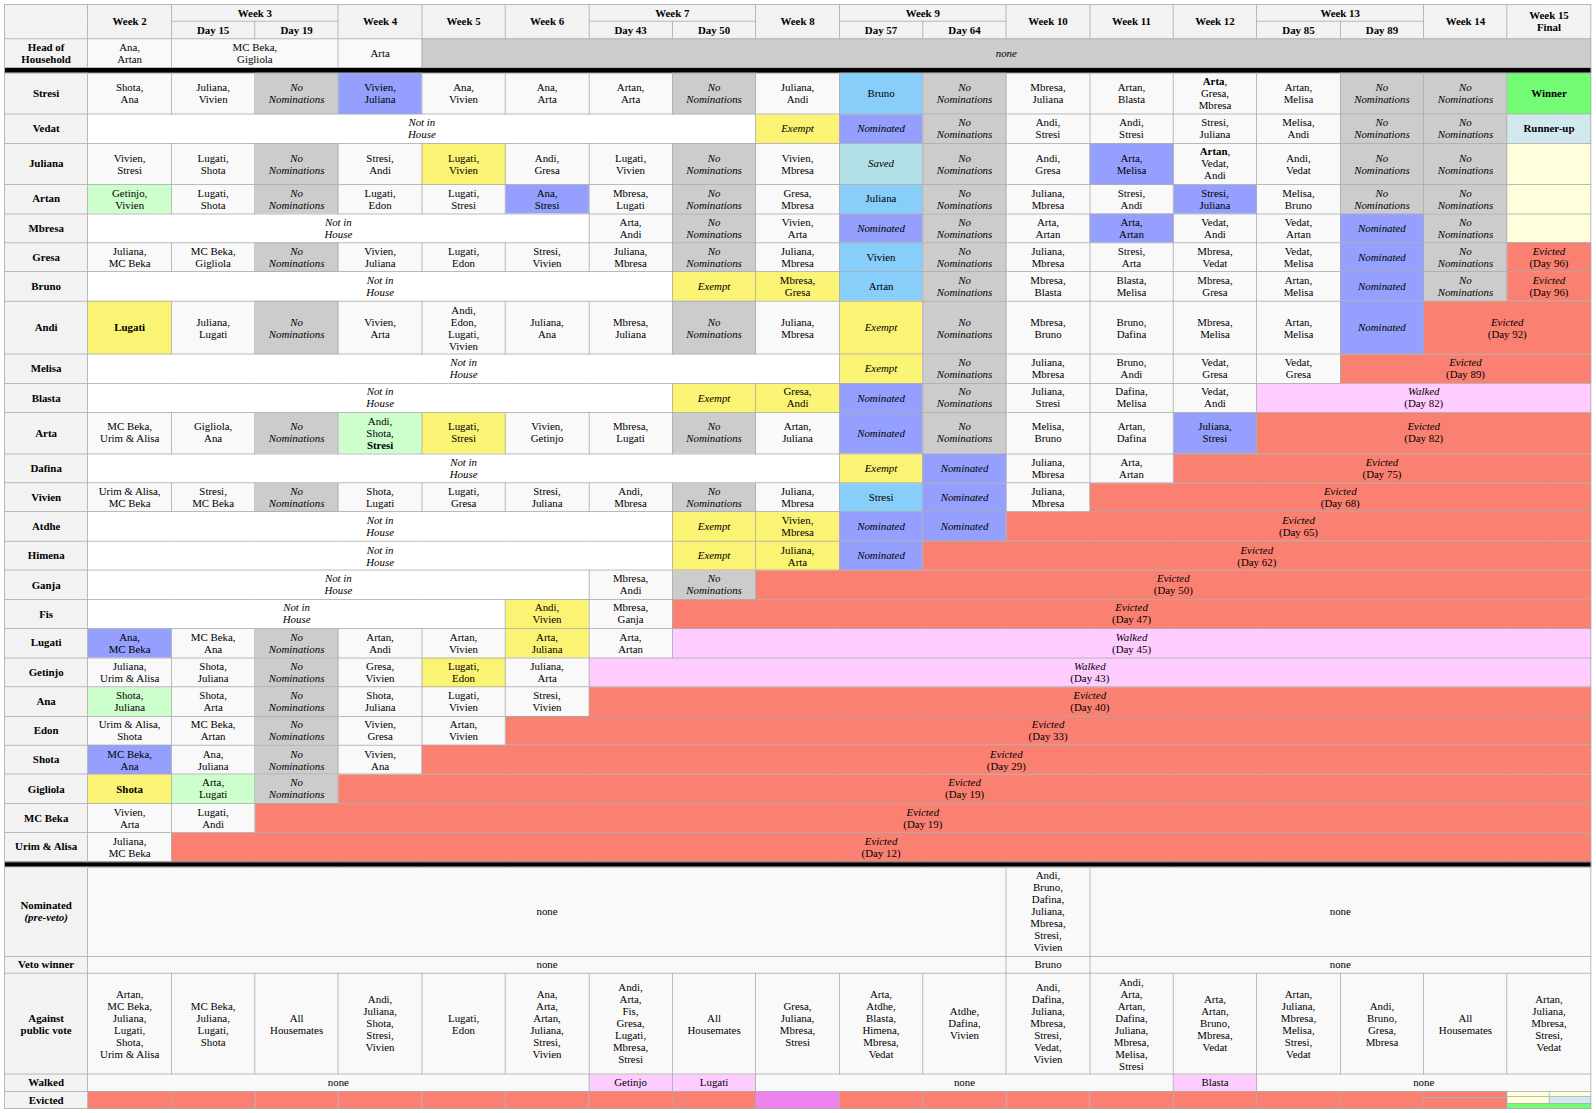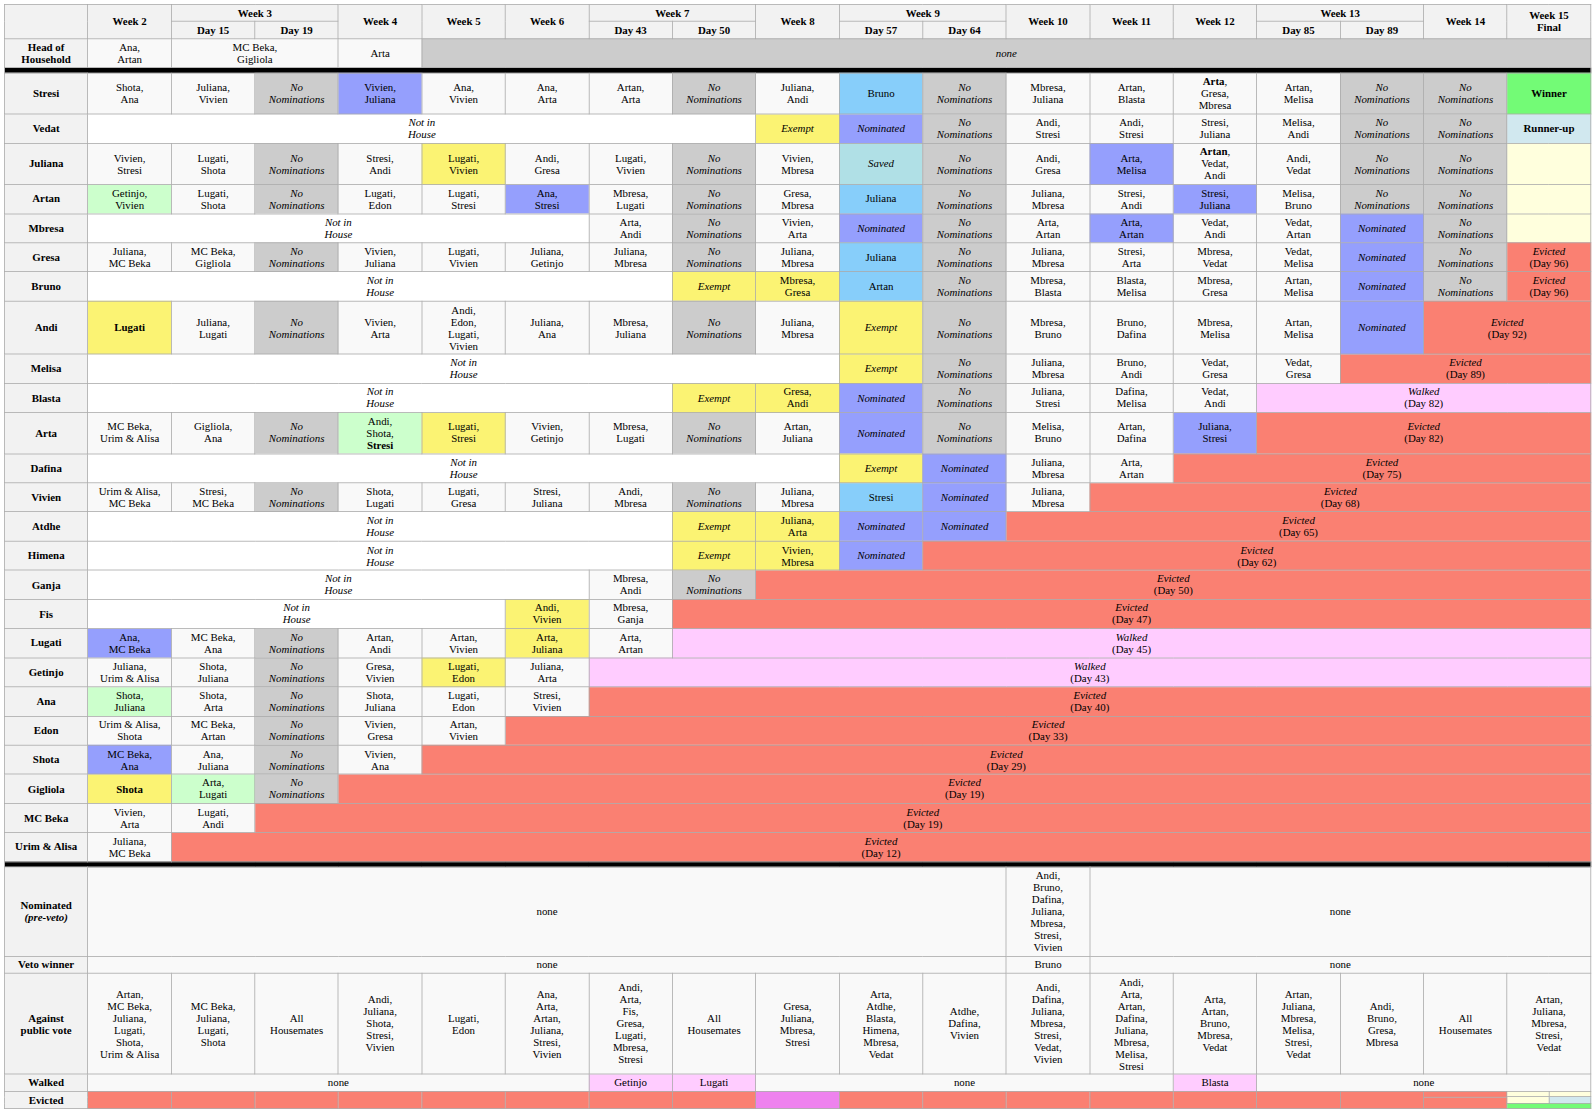(464, 257) Lugati, Edon -> (464, 257) Lugati, Vivien
(547, 257) Stresi, Vivien -> (547, 257) Juliana, Getinjo
(881, 257) Vivien -> (881, 257) Juliana
(798, 526) Vivien, Mbresa -> (798, 526) Juliana, Arta
(798, 555) Juliana, Arta -> (798, 555) Vivien, Mbresa
(464, 701) Lugati, Vivien -> (464, 701) Lugati, Edon
